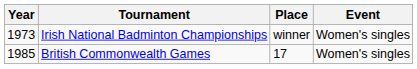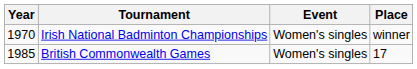columns swapped: (363, 15) <-> (292, 15)
(21, 35) 1973 -> (21, 35) 1970
